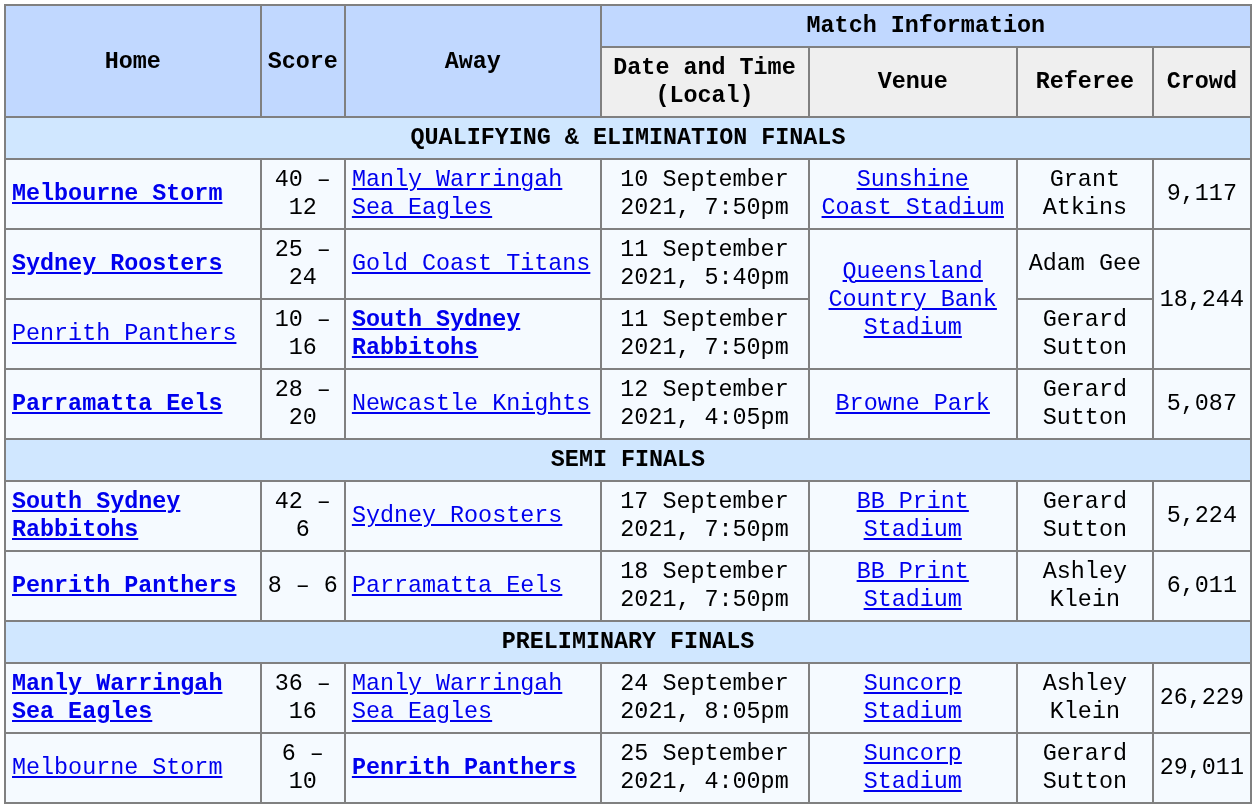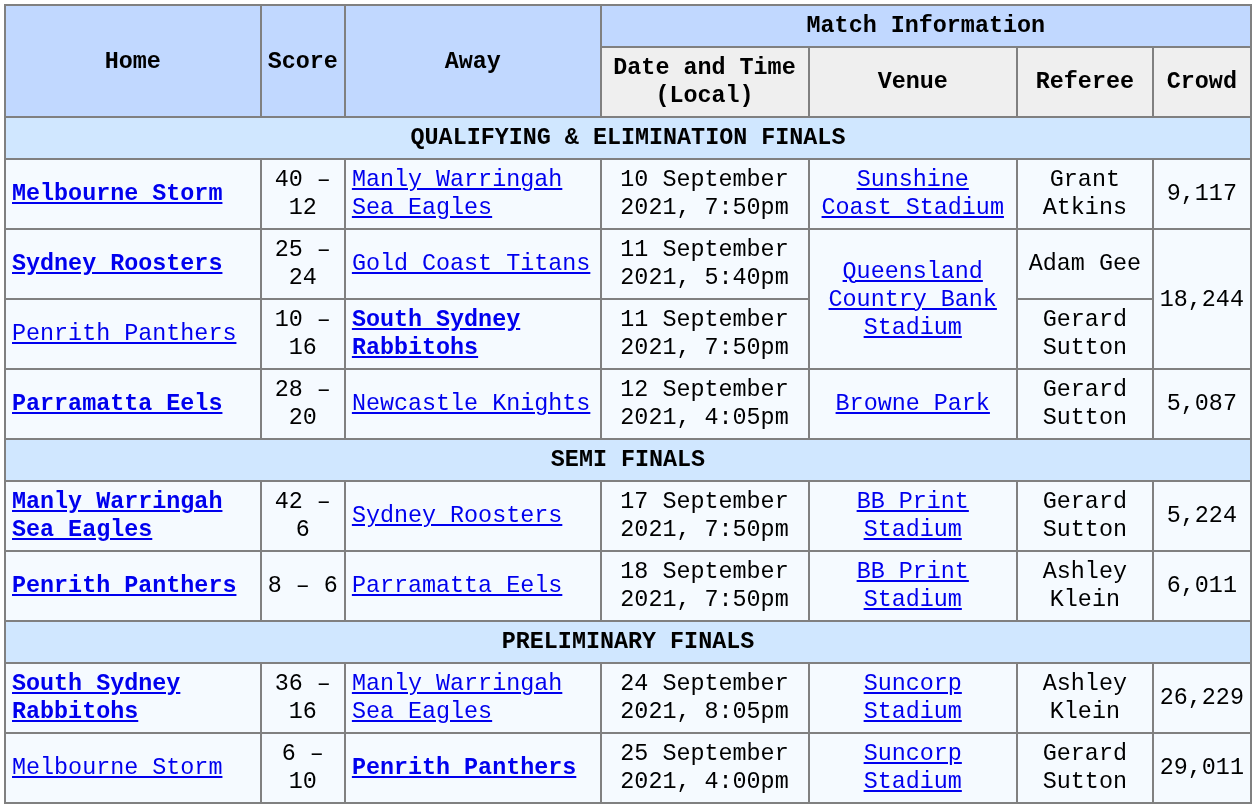(96, 516) South Sydney Rabbitohs -> (117, 516) Manly Warringah Sea Eagles
(117, 698) Manly Warringah Sea Eagles -> (96, 698) South Sydney Rabbitohs
